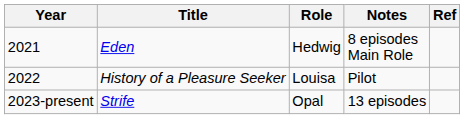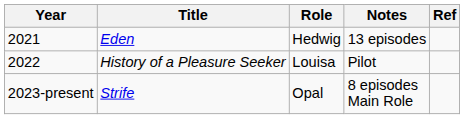(383, 47) 8 episodes Main Role -> (387, 39) 13 episodes
(387, 101) 13 episodes -> (383, 93) 8 episodes Main Role
